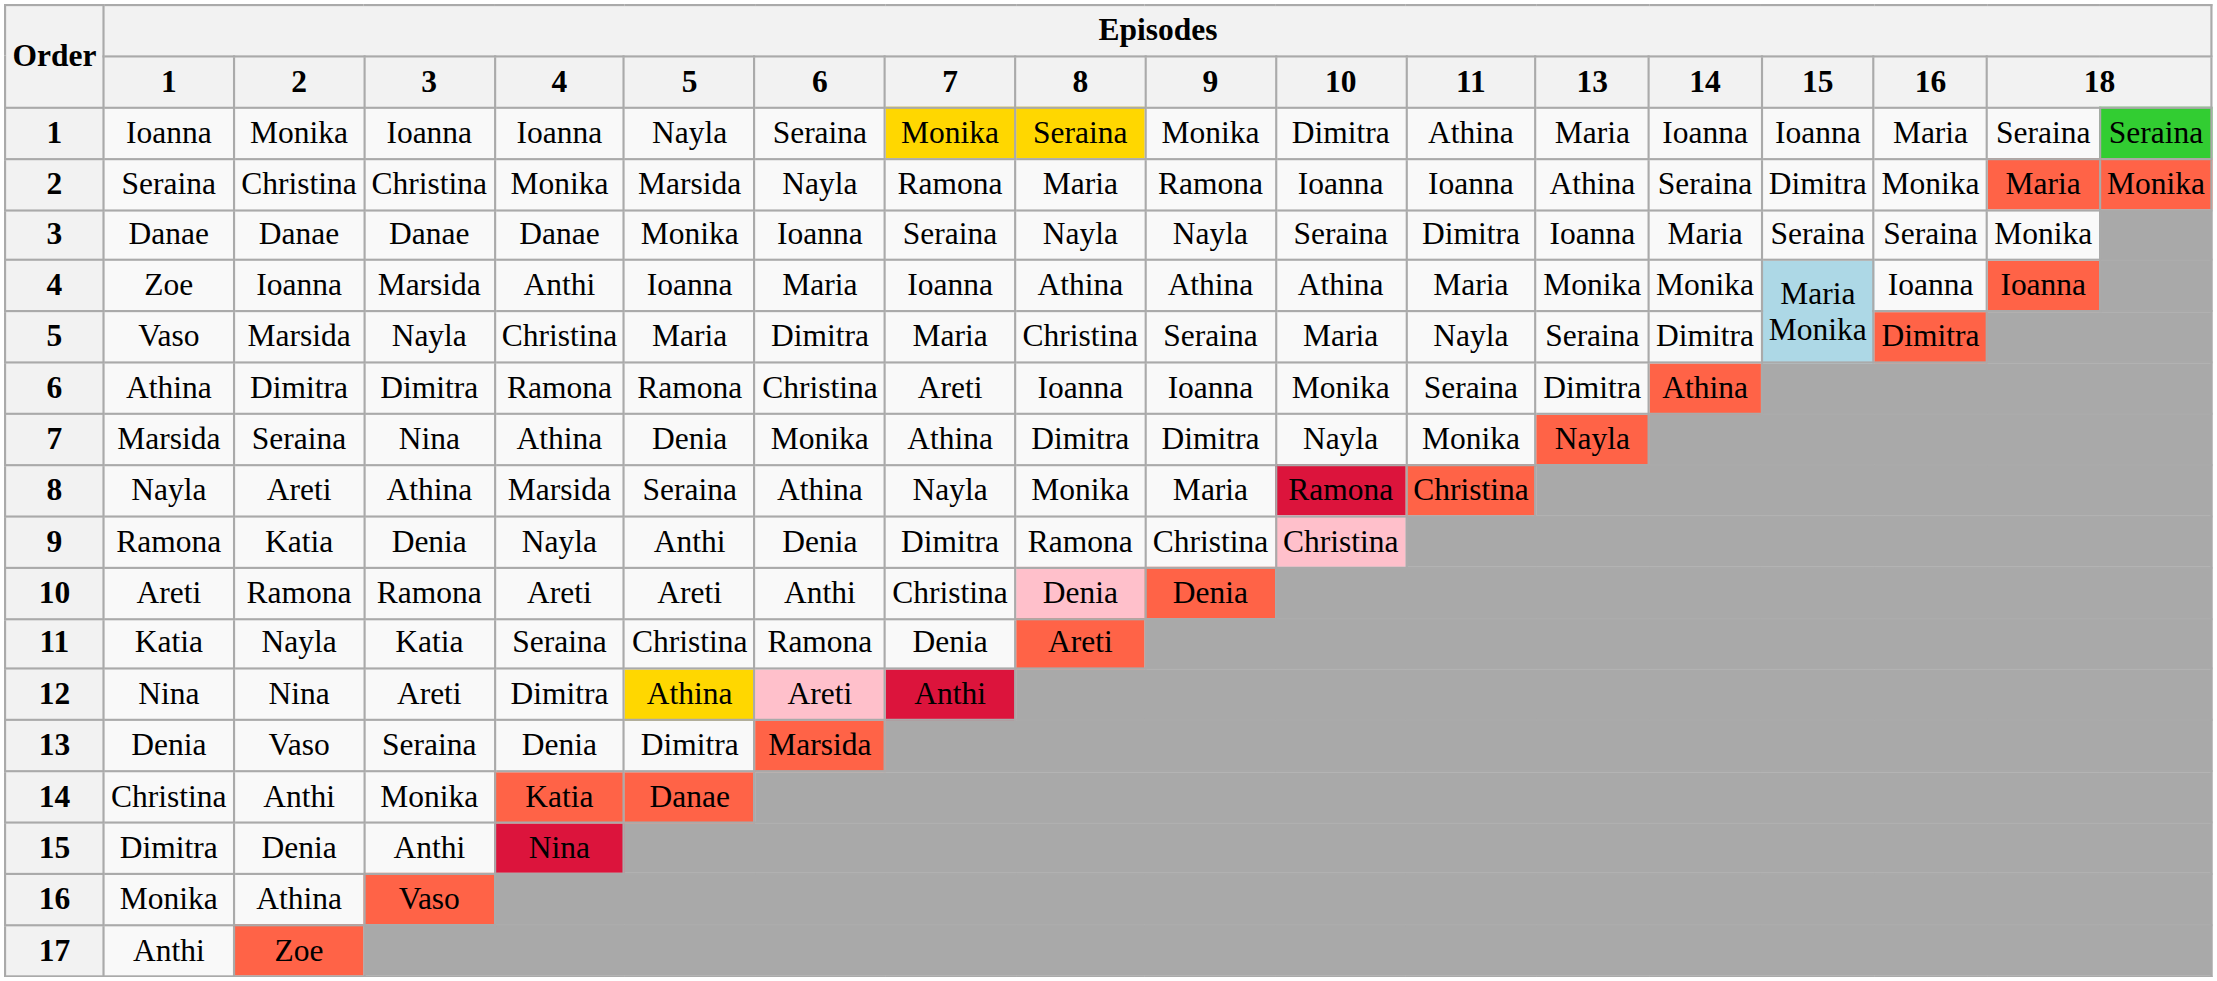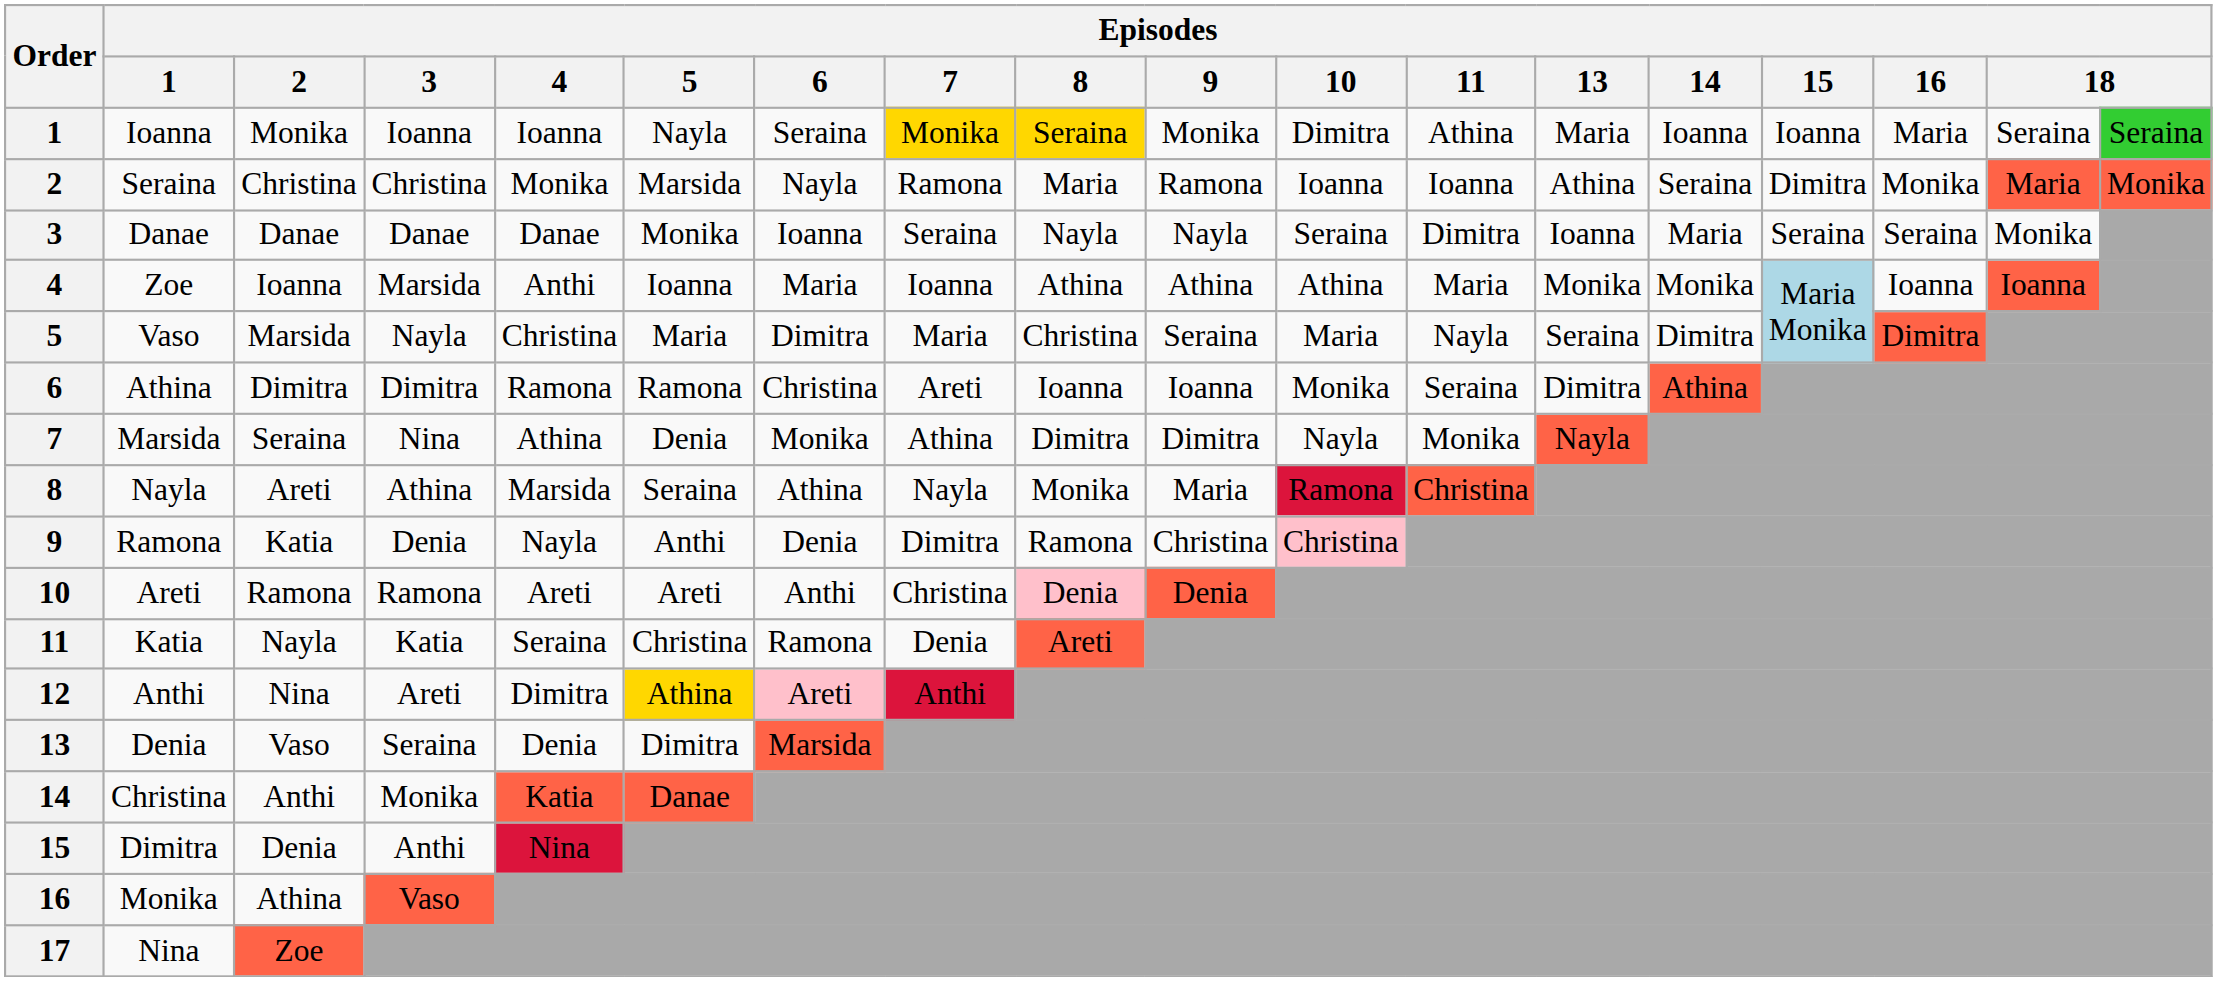(169, 693) Nina -> (169, 693) Anthi
(169, 949) Anthi -> (169, 949) Nina
